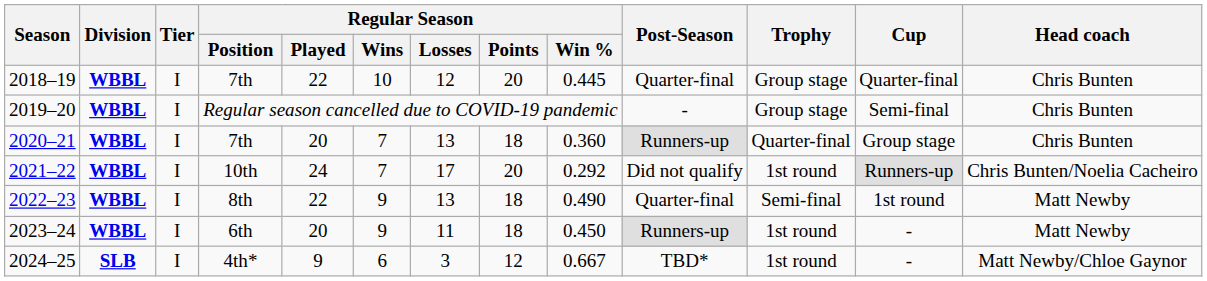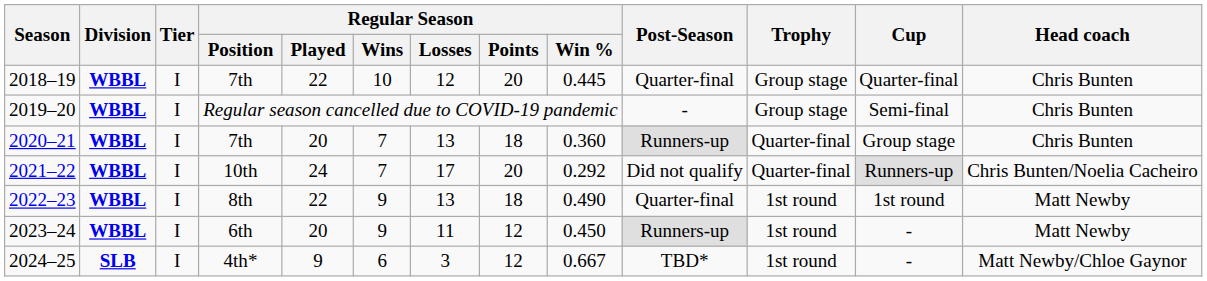(801, 170) 1st round -> (801, 170) Quarter-final
(801, 200) Semi-final -> (801, 200) 1st round
(513, 230) 18 -> (513, 230) 12
